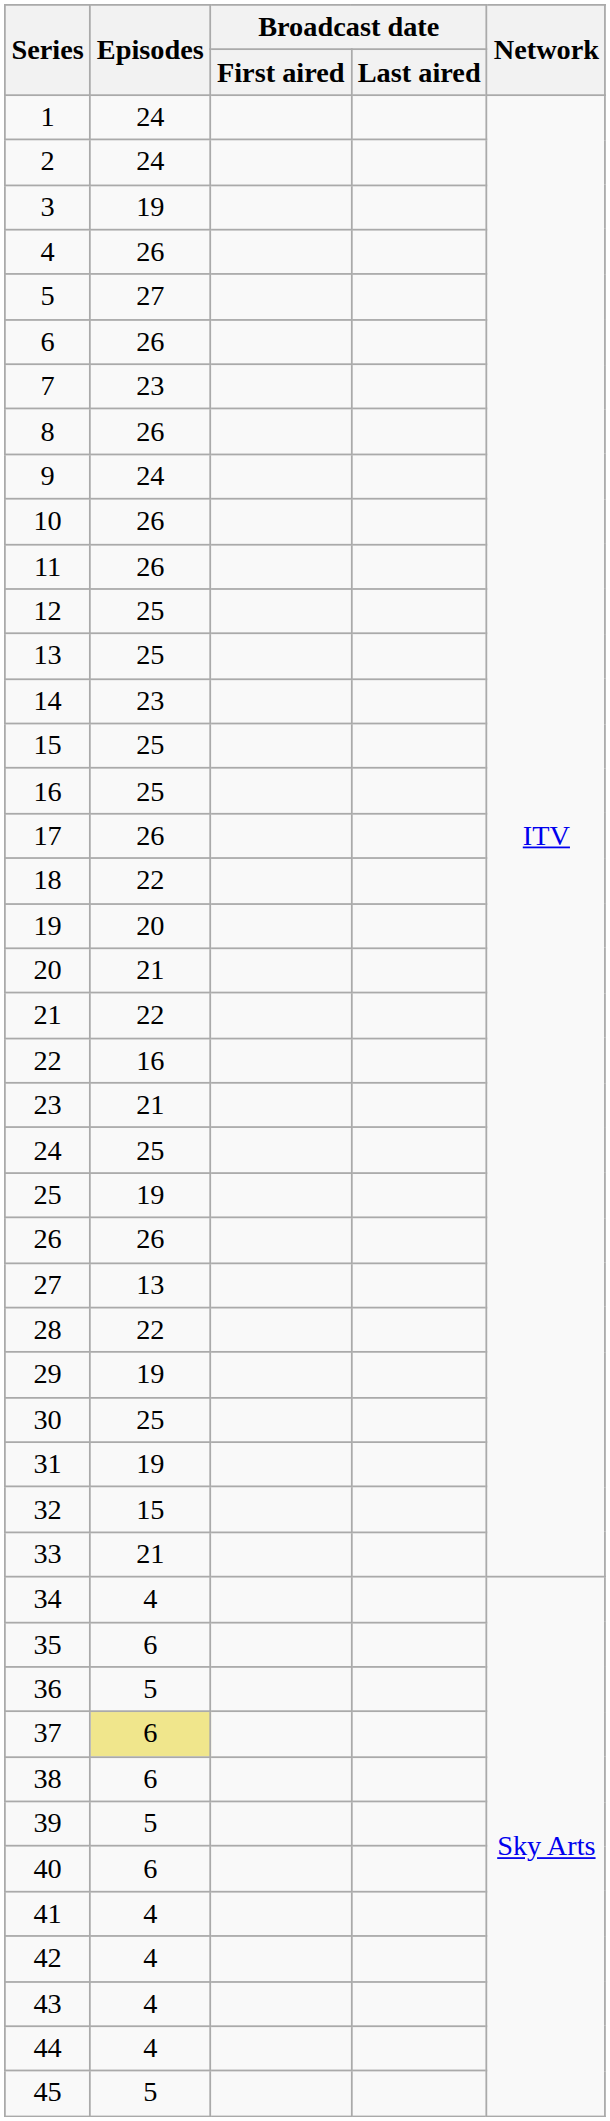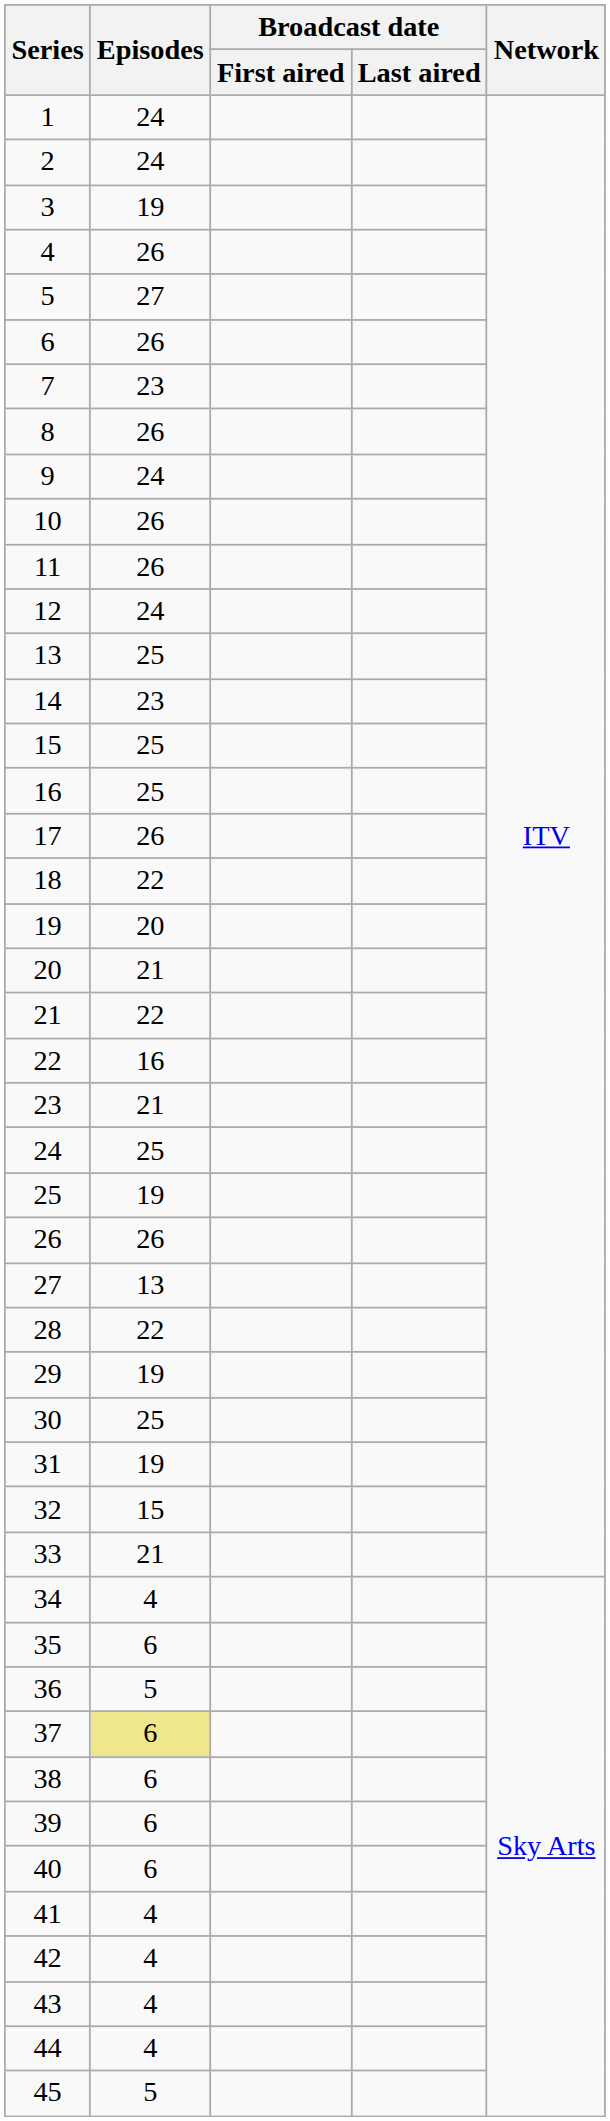(150, 610) 25 -> (150, 610) 24
(150, 1823) 5 -> (150, 1823) 6
